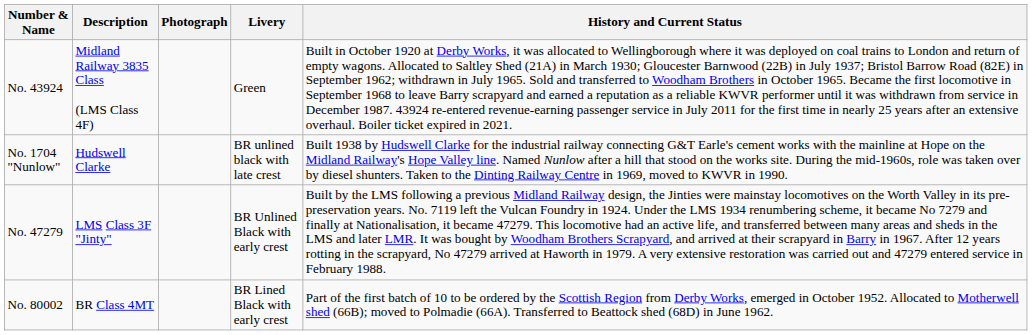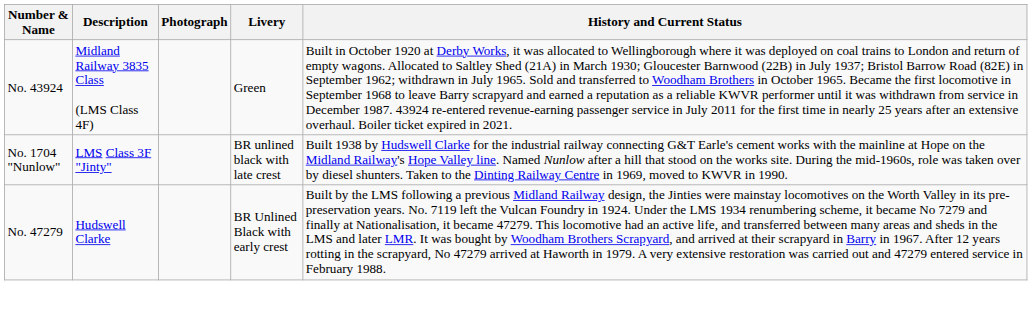(101, 159) Hudswell Clarke -> (113, 159) LMS Class 3F "Jinty"
(113, 232) LMS Class 3F "Jinty" -> (101, 232) Hudswell Clarke
- row: (35, 304)
